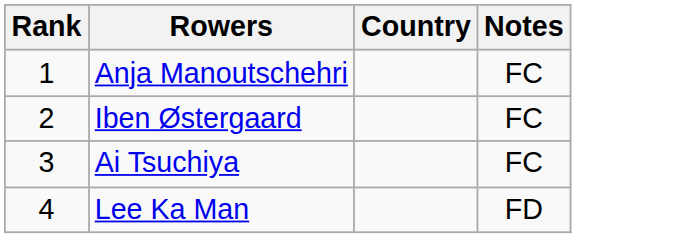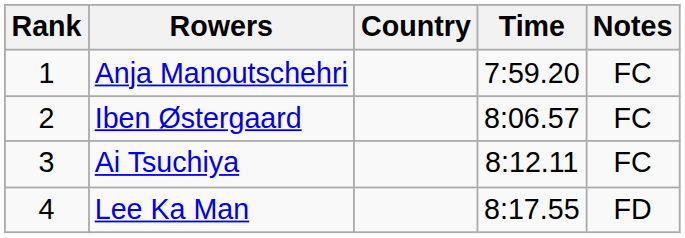+ column: (532, 27)
